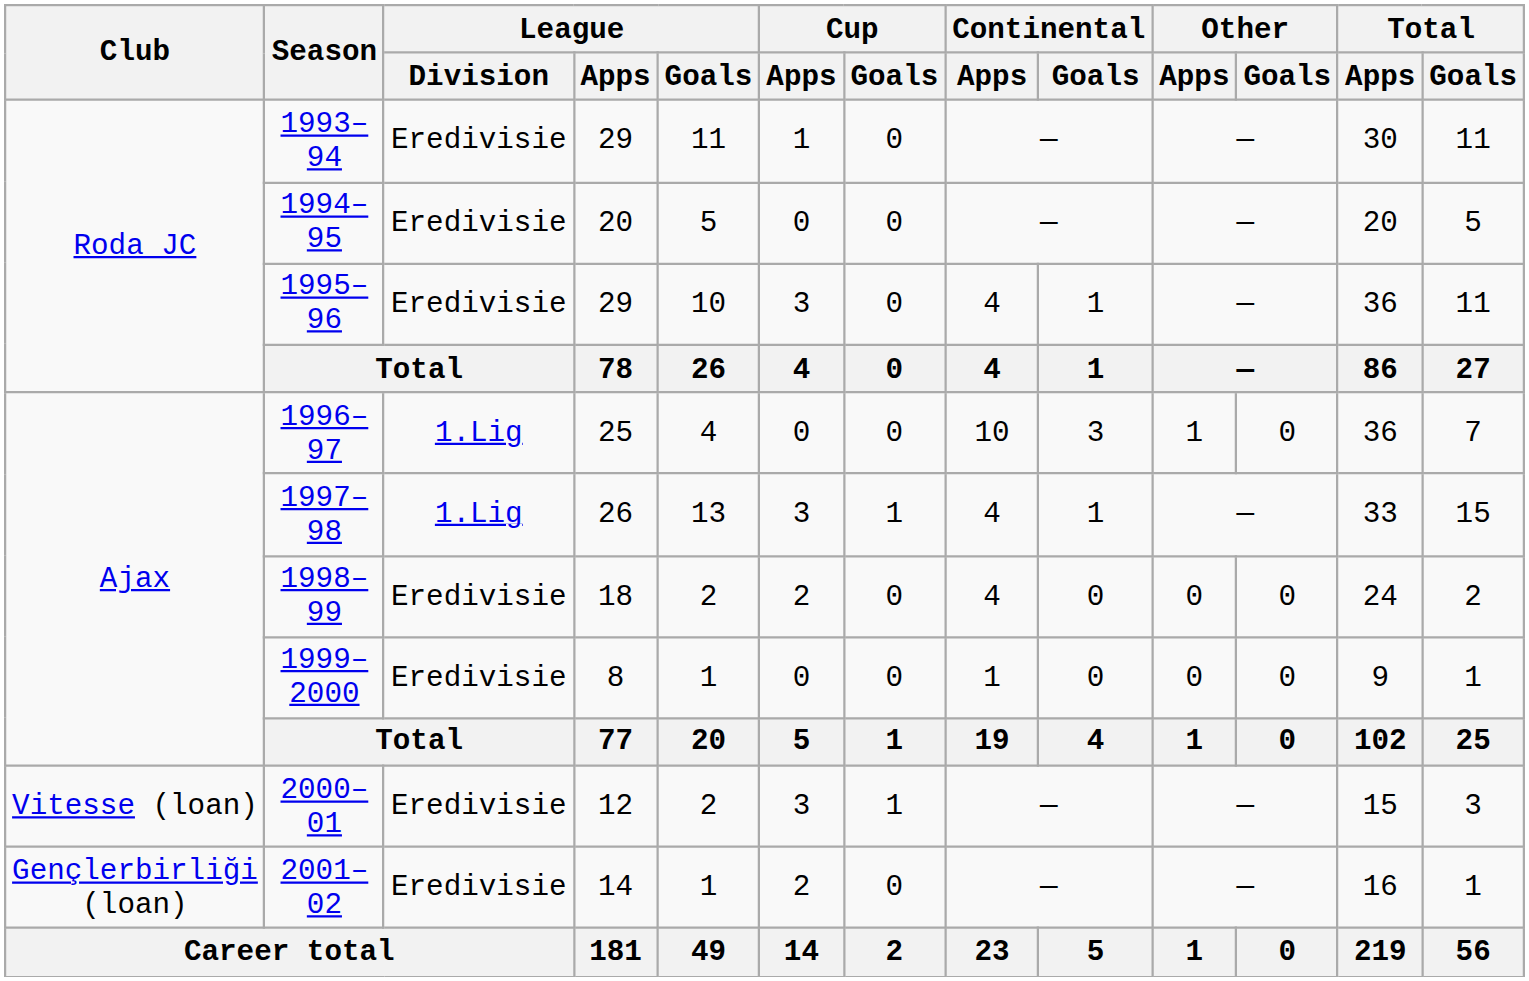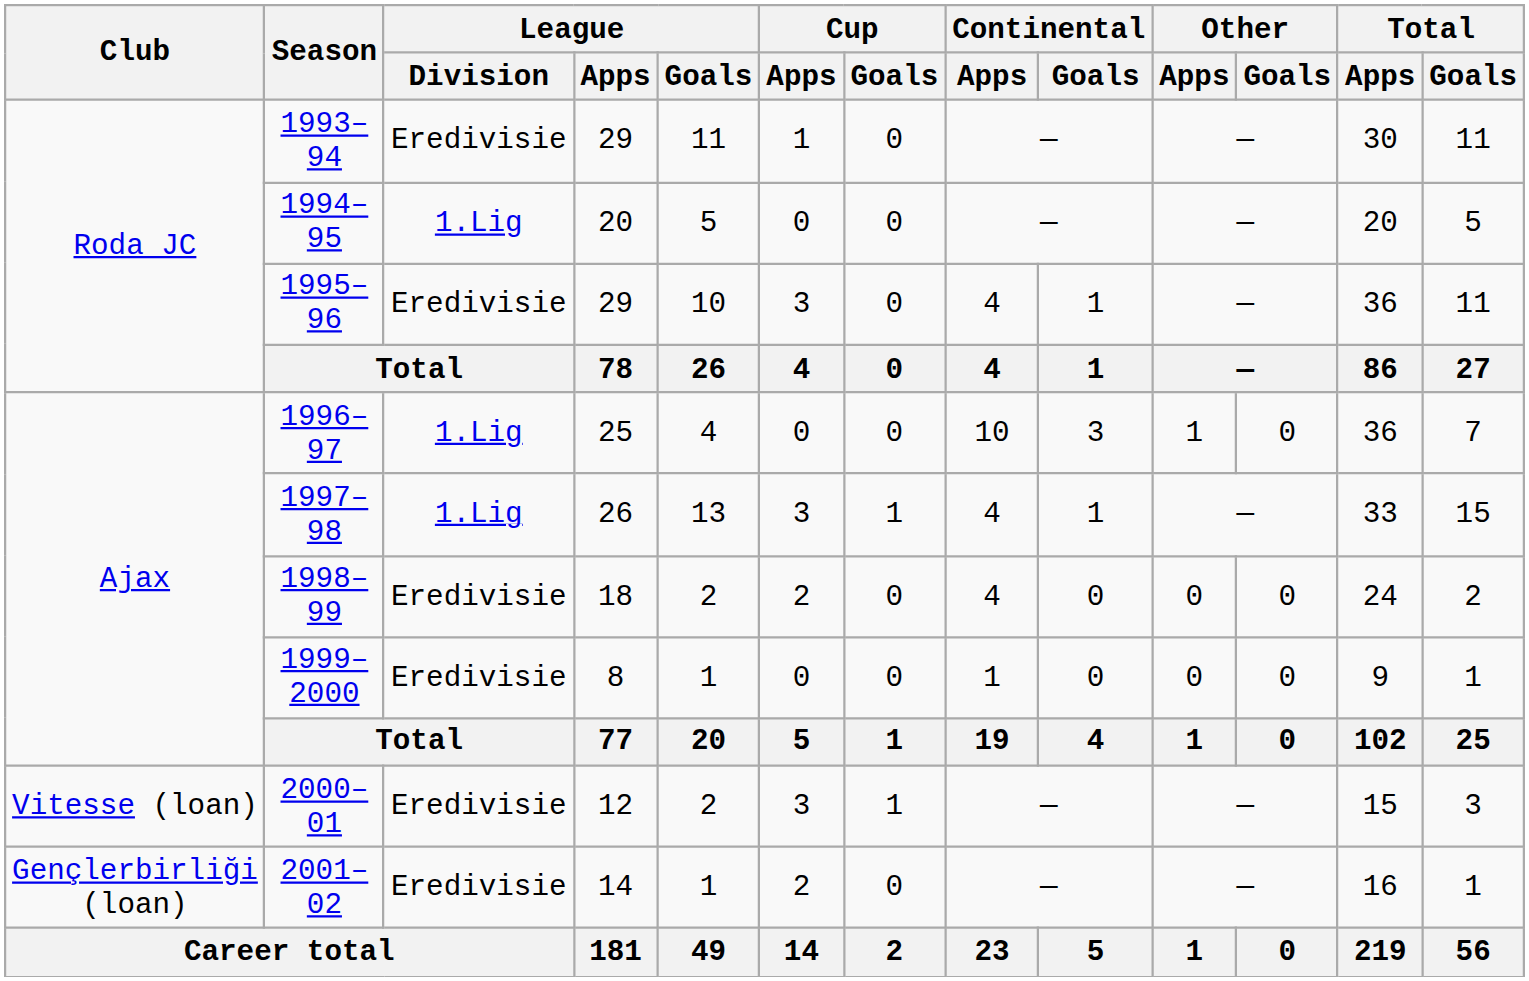(479, 223) Eredivisie -> (479, 223) 1.Lig
